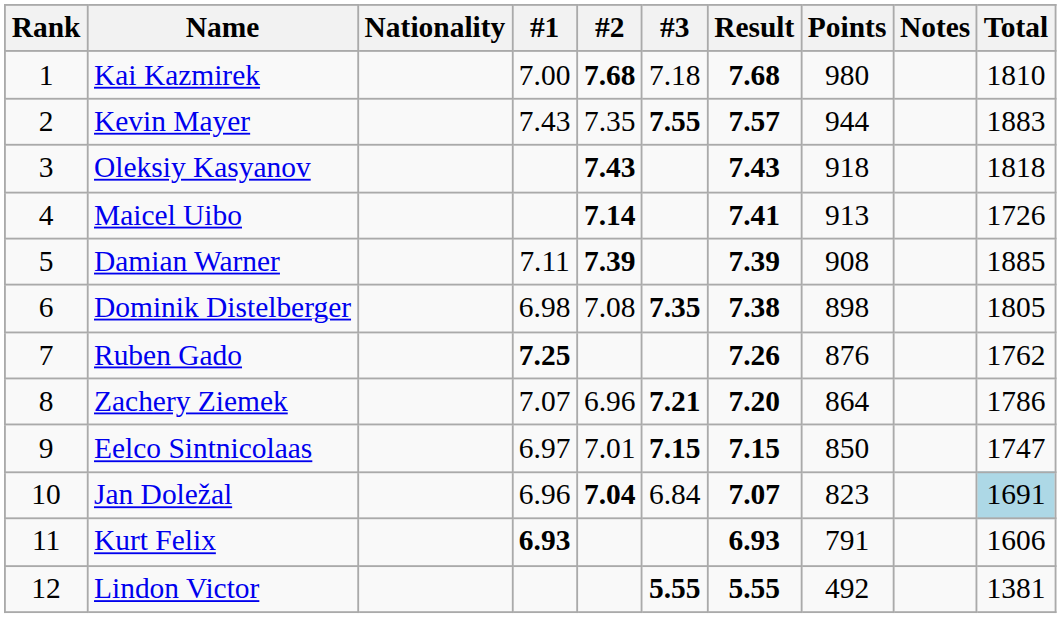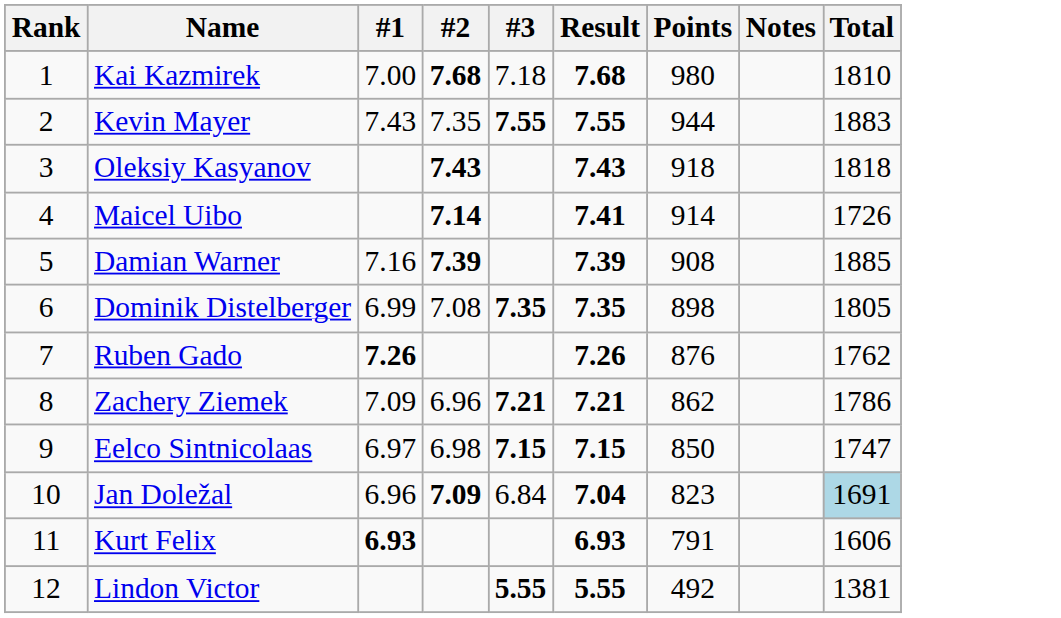- column: (435, 27)
(754, 121) 7.57 -> (600, 121) 7.55
(847, 214) 913 -> (693, 214) 914
(545, 261) 7.11 -> (390, 261) 7.16
(545, 307) 6.98 -> (390, 307) 6.99
(754, 307) 7.38 -> (600, 307) 7.35
(545, 354) 7.25 -> (390, 354) 7.26
(545, 401) 7.07 -> (390, 401) 7.09
(754, 401) 7.20 -> (600, 401) 7.21
(847, 401) 864 -> (693, 401) 862
(610, 448) 7.01 -> (455, 448) 6.98
(610, 494) 7.04 -> (455, 494) 7.09
(754, 494) 7.07 -> (600, 494) 7.04
